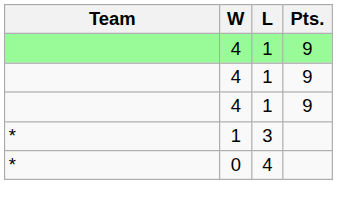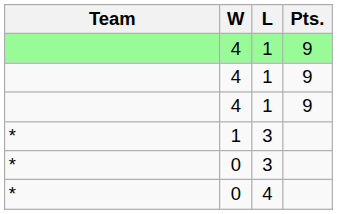+ row: (236, 164)
